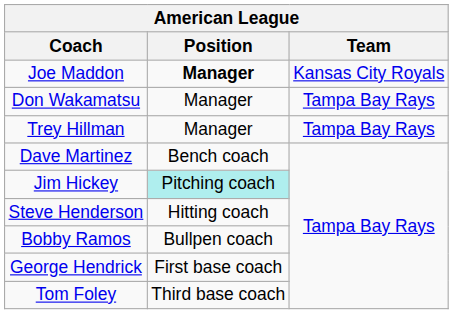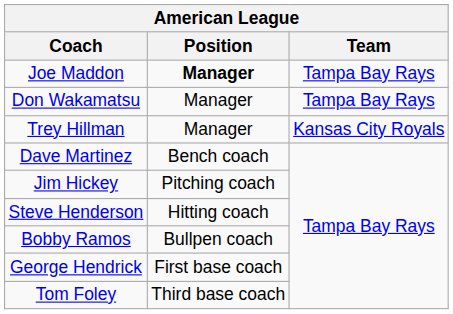(369, 73) Kansas City Royals -> (369, 73) Tampa Bay Rays
(369, 128) Tampa Bay Rays -> (369, 128) Kansas City Royals
(218, 184) paleturquoise background -> (218, 184) no background
